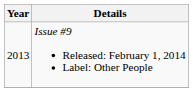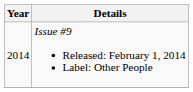(18, 54) 2013 -> (18, 54) 2014
